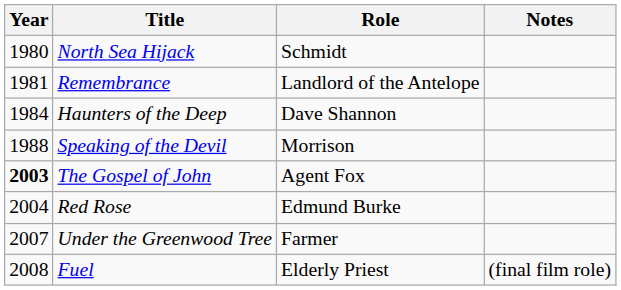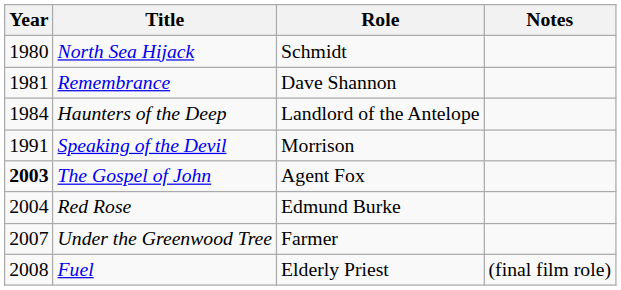(380, 82) Landlord of the Antelope -> (339, 82) Dave Shannon
(339, 113) Dave Shannon -> (380, 113) Landlord of the Antelope
(29, 144) 1988 -> (29, 144) 1991
